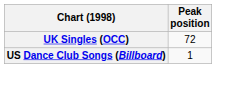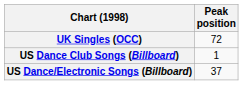+ row: (99, 71)
